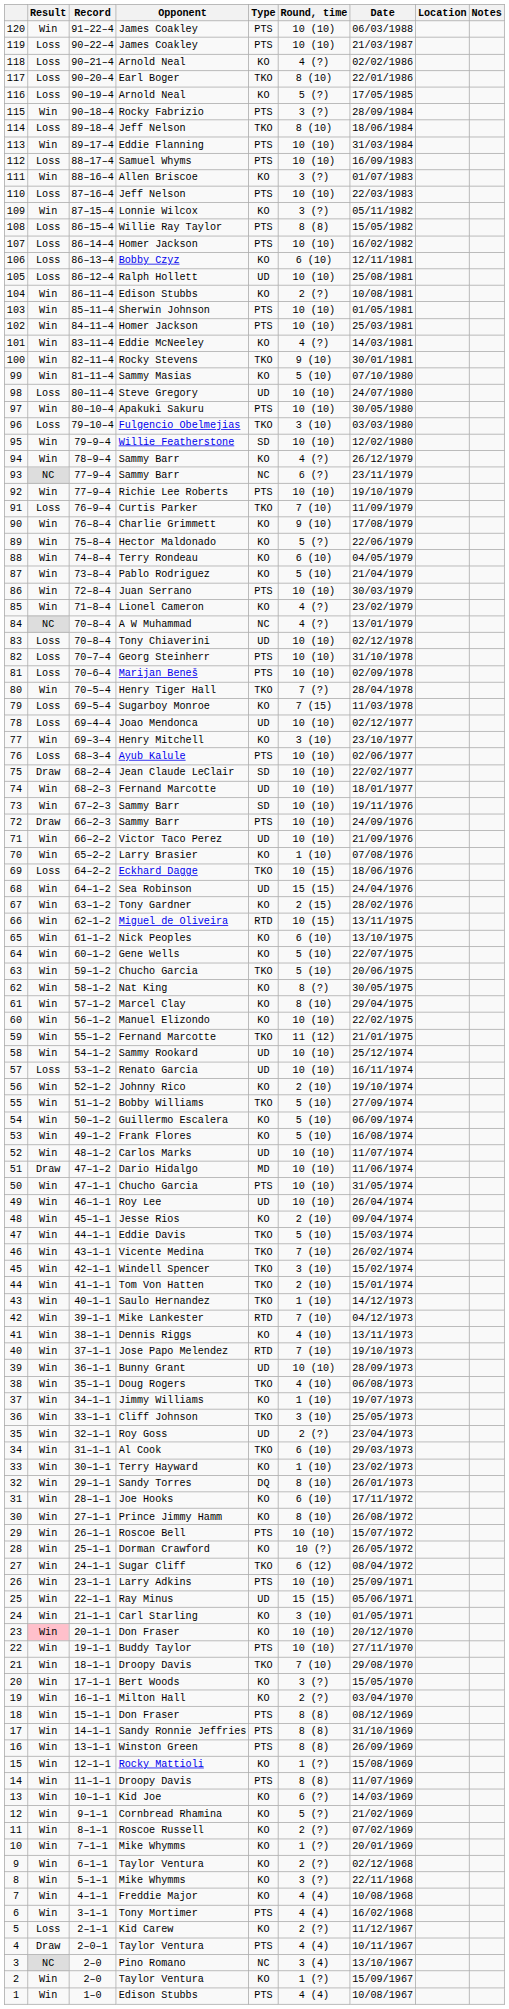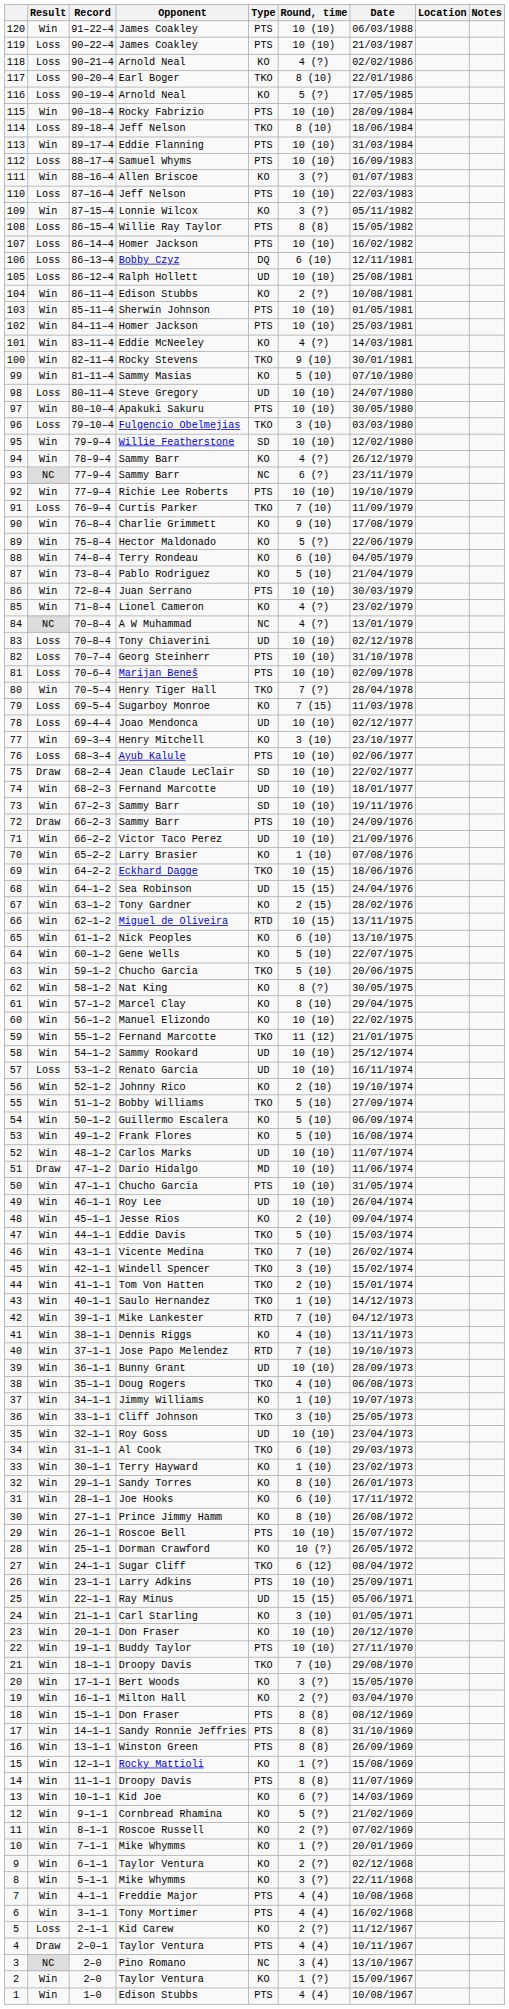(314, 112) 3 (?) -> (314, 112) 10 (10)
(263, 261) KO -> (263, 261) DQ
(48, 872) Loss -> (48, 872) Win
(314, 1434) 2 (?) -> (314, 1434) 10 (10)
(263, 1483) DQ -> (263, 1483) KO
(48, 1632) pink background -> (48, 1632) no background
(263, 1897) KO -> (263, 1897) PTS
